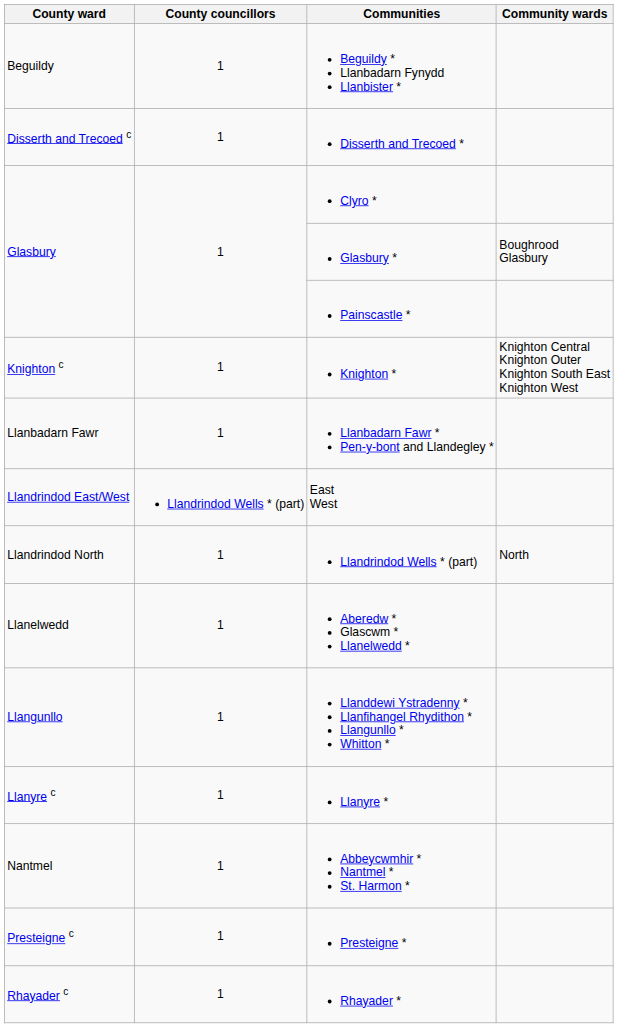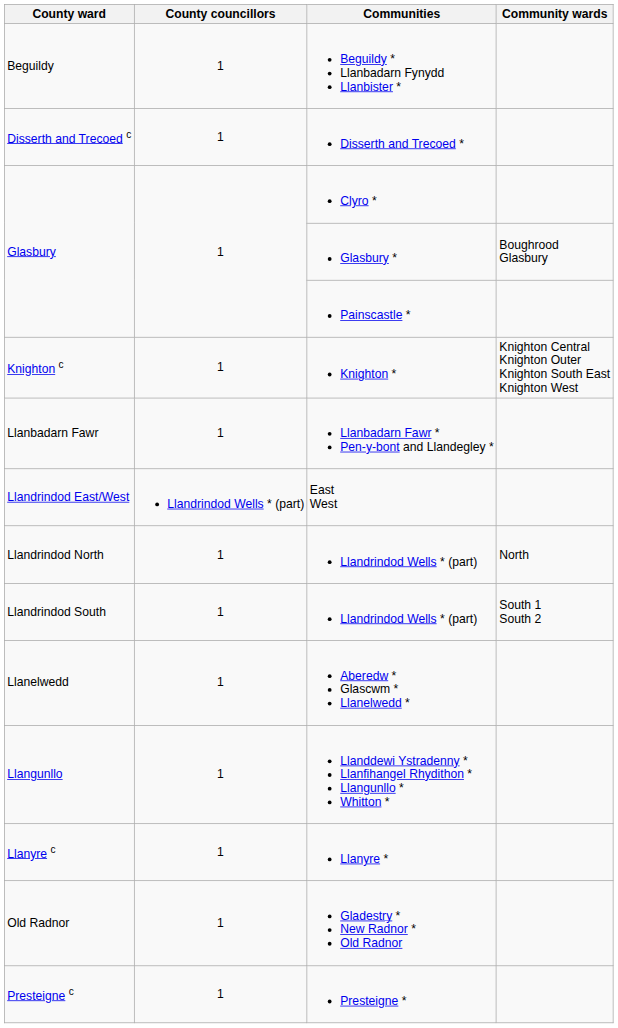+ row: (57, 612)
- row: (30, 866)
+ row: (38, 923)
- row: (38, 994)
